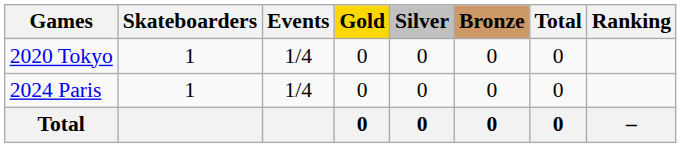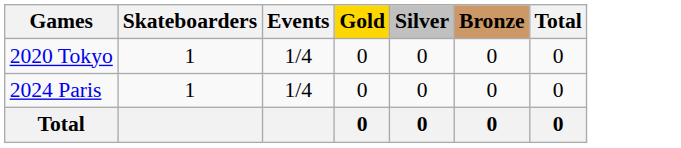- column: (631, 21)
